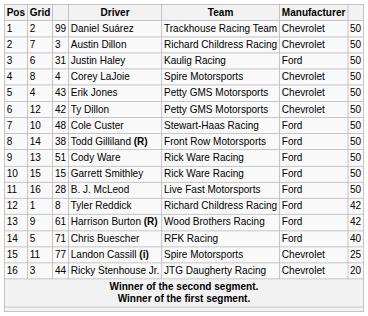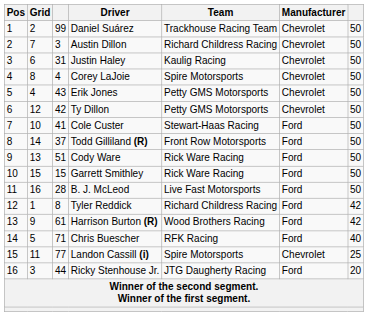(292, 60) Ford -> (303, 60) Chevrolet
(61, 125) 48 -> (61, 125) 41
(61, 141) 38 -> (61, 141) 37
(303, 270) Chevrolet -> (292, 270) Ford
